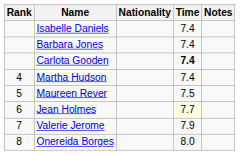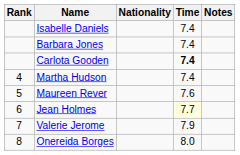(188, 93) 7.5 -> (188, 93) 7.6
